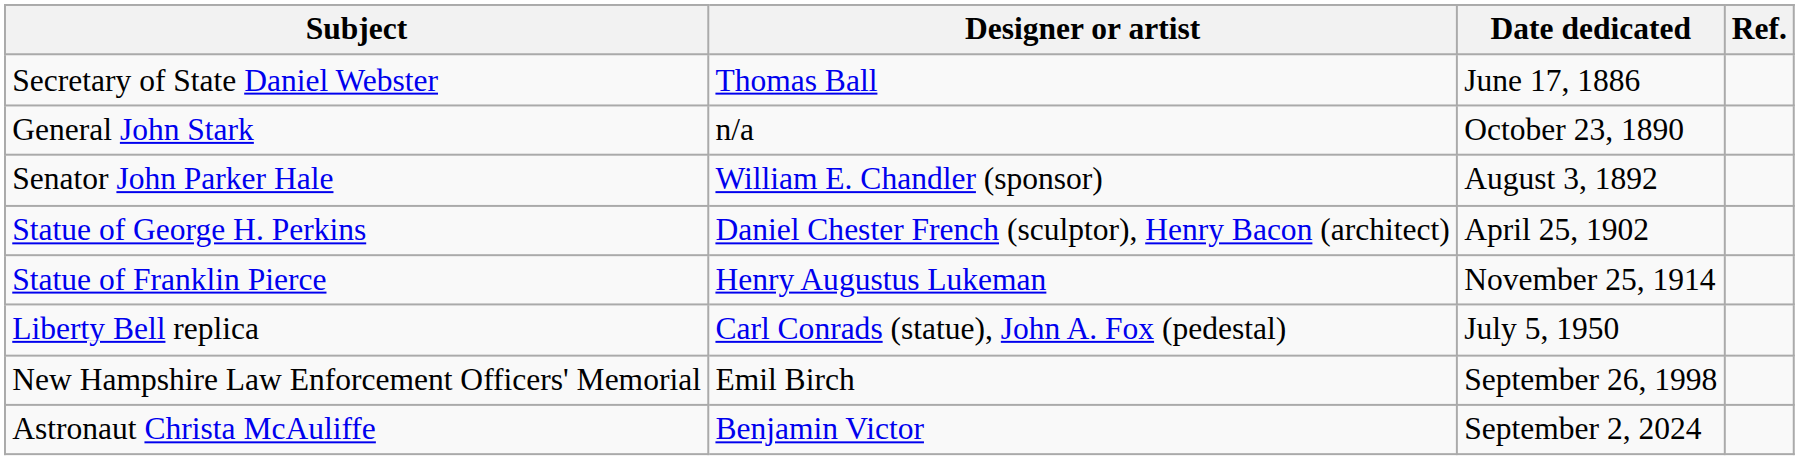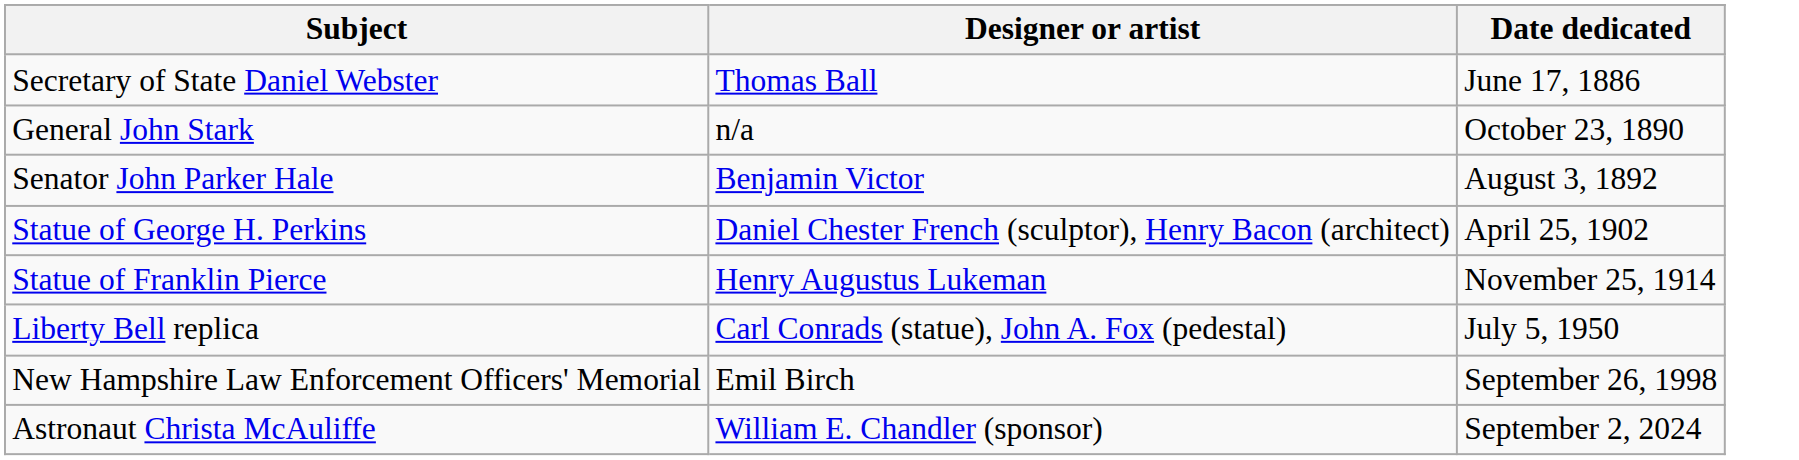- column: (1759, 29)
(909, 179) William E. Chandler (sponsor) -> (820, 179) Benjamin Victor
(820, 429) Benjamin Victor -> (909, 429) William E. Chandler (sponsor)
